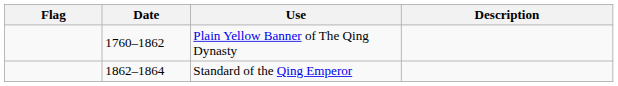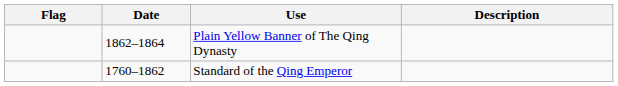(135, 43) 1760–1862 -> (135, 43) 1862–1864
(135, 71) 1862–1864 -> (135, 71) 1760–1862
